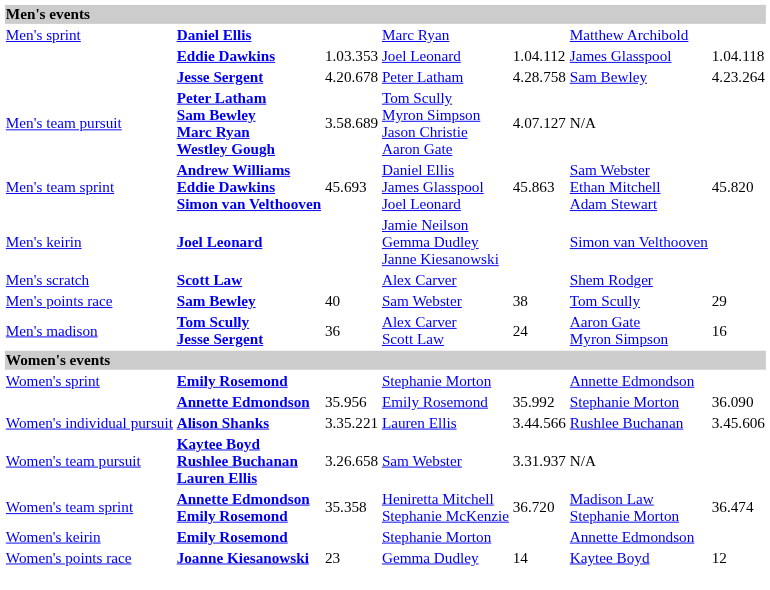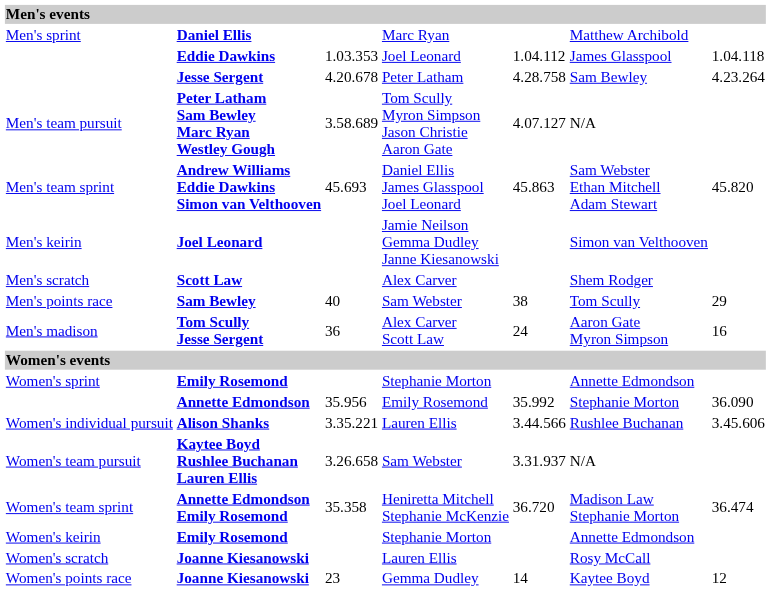+ row: (57, 557)
